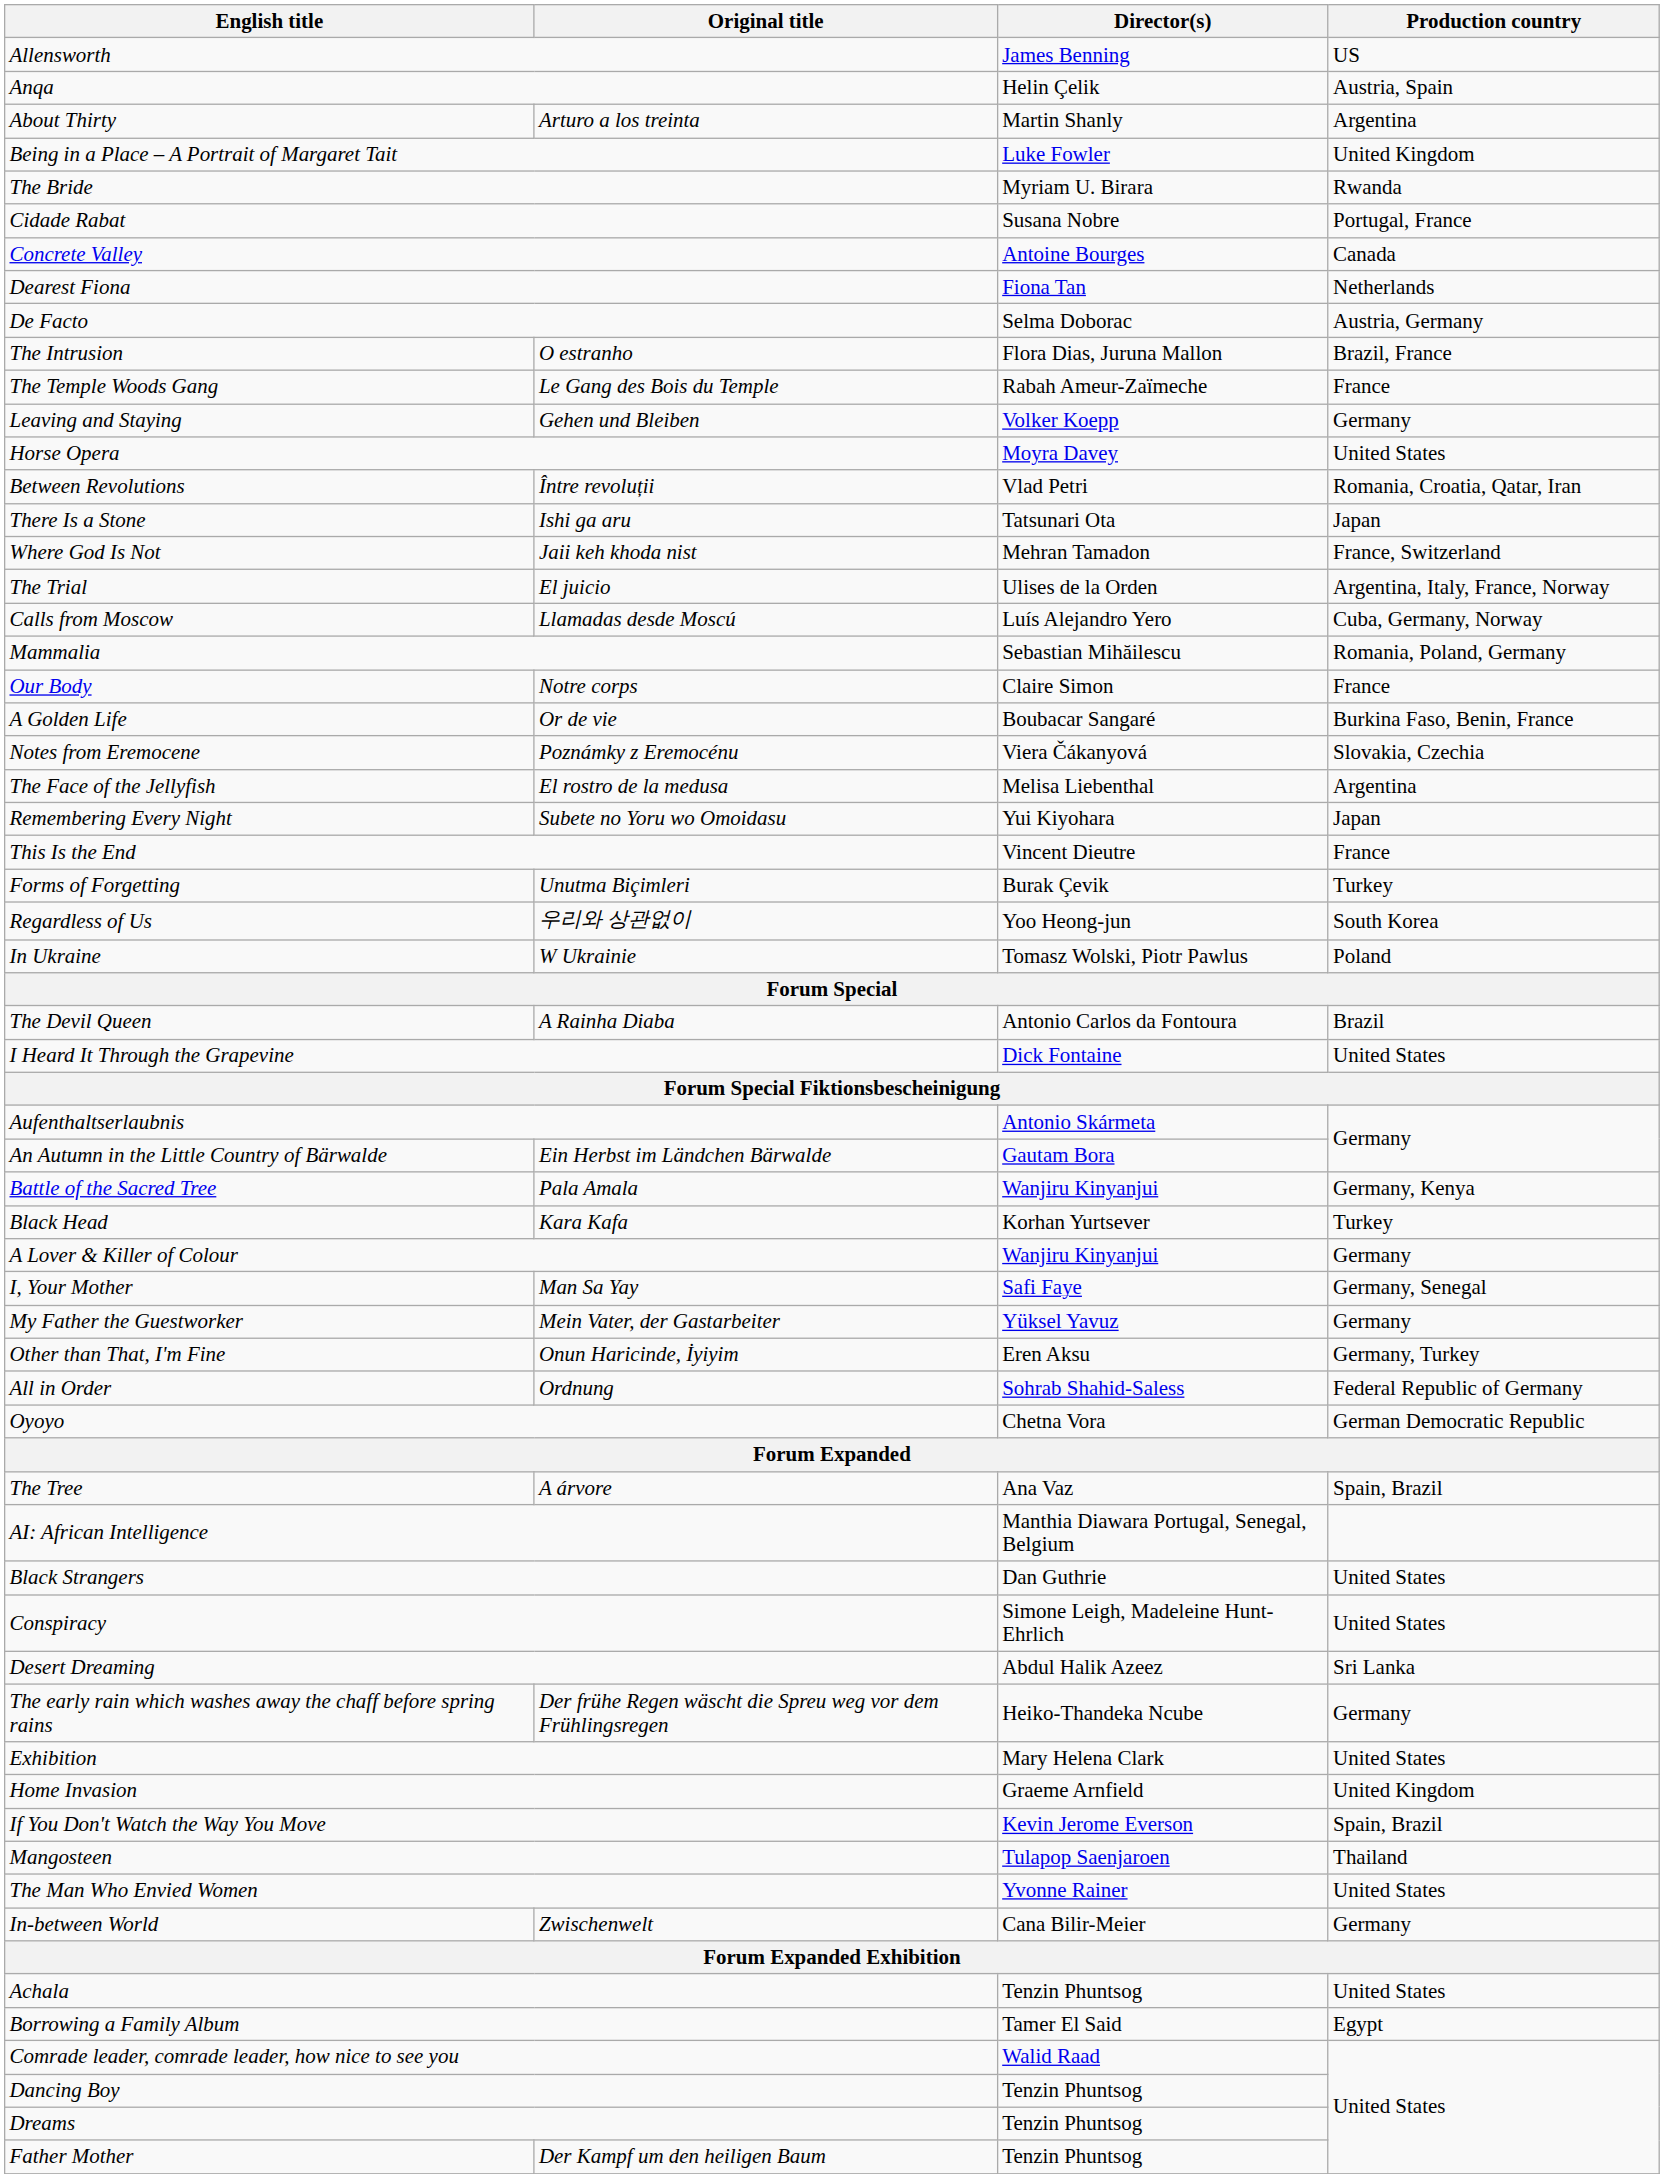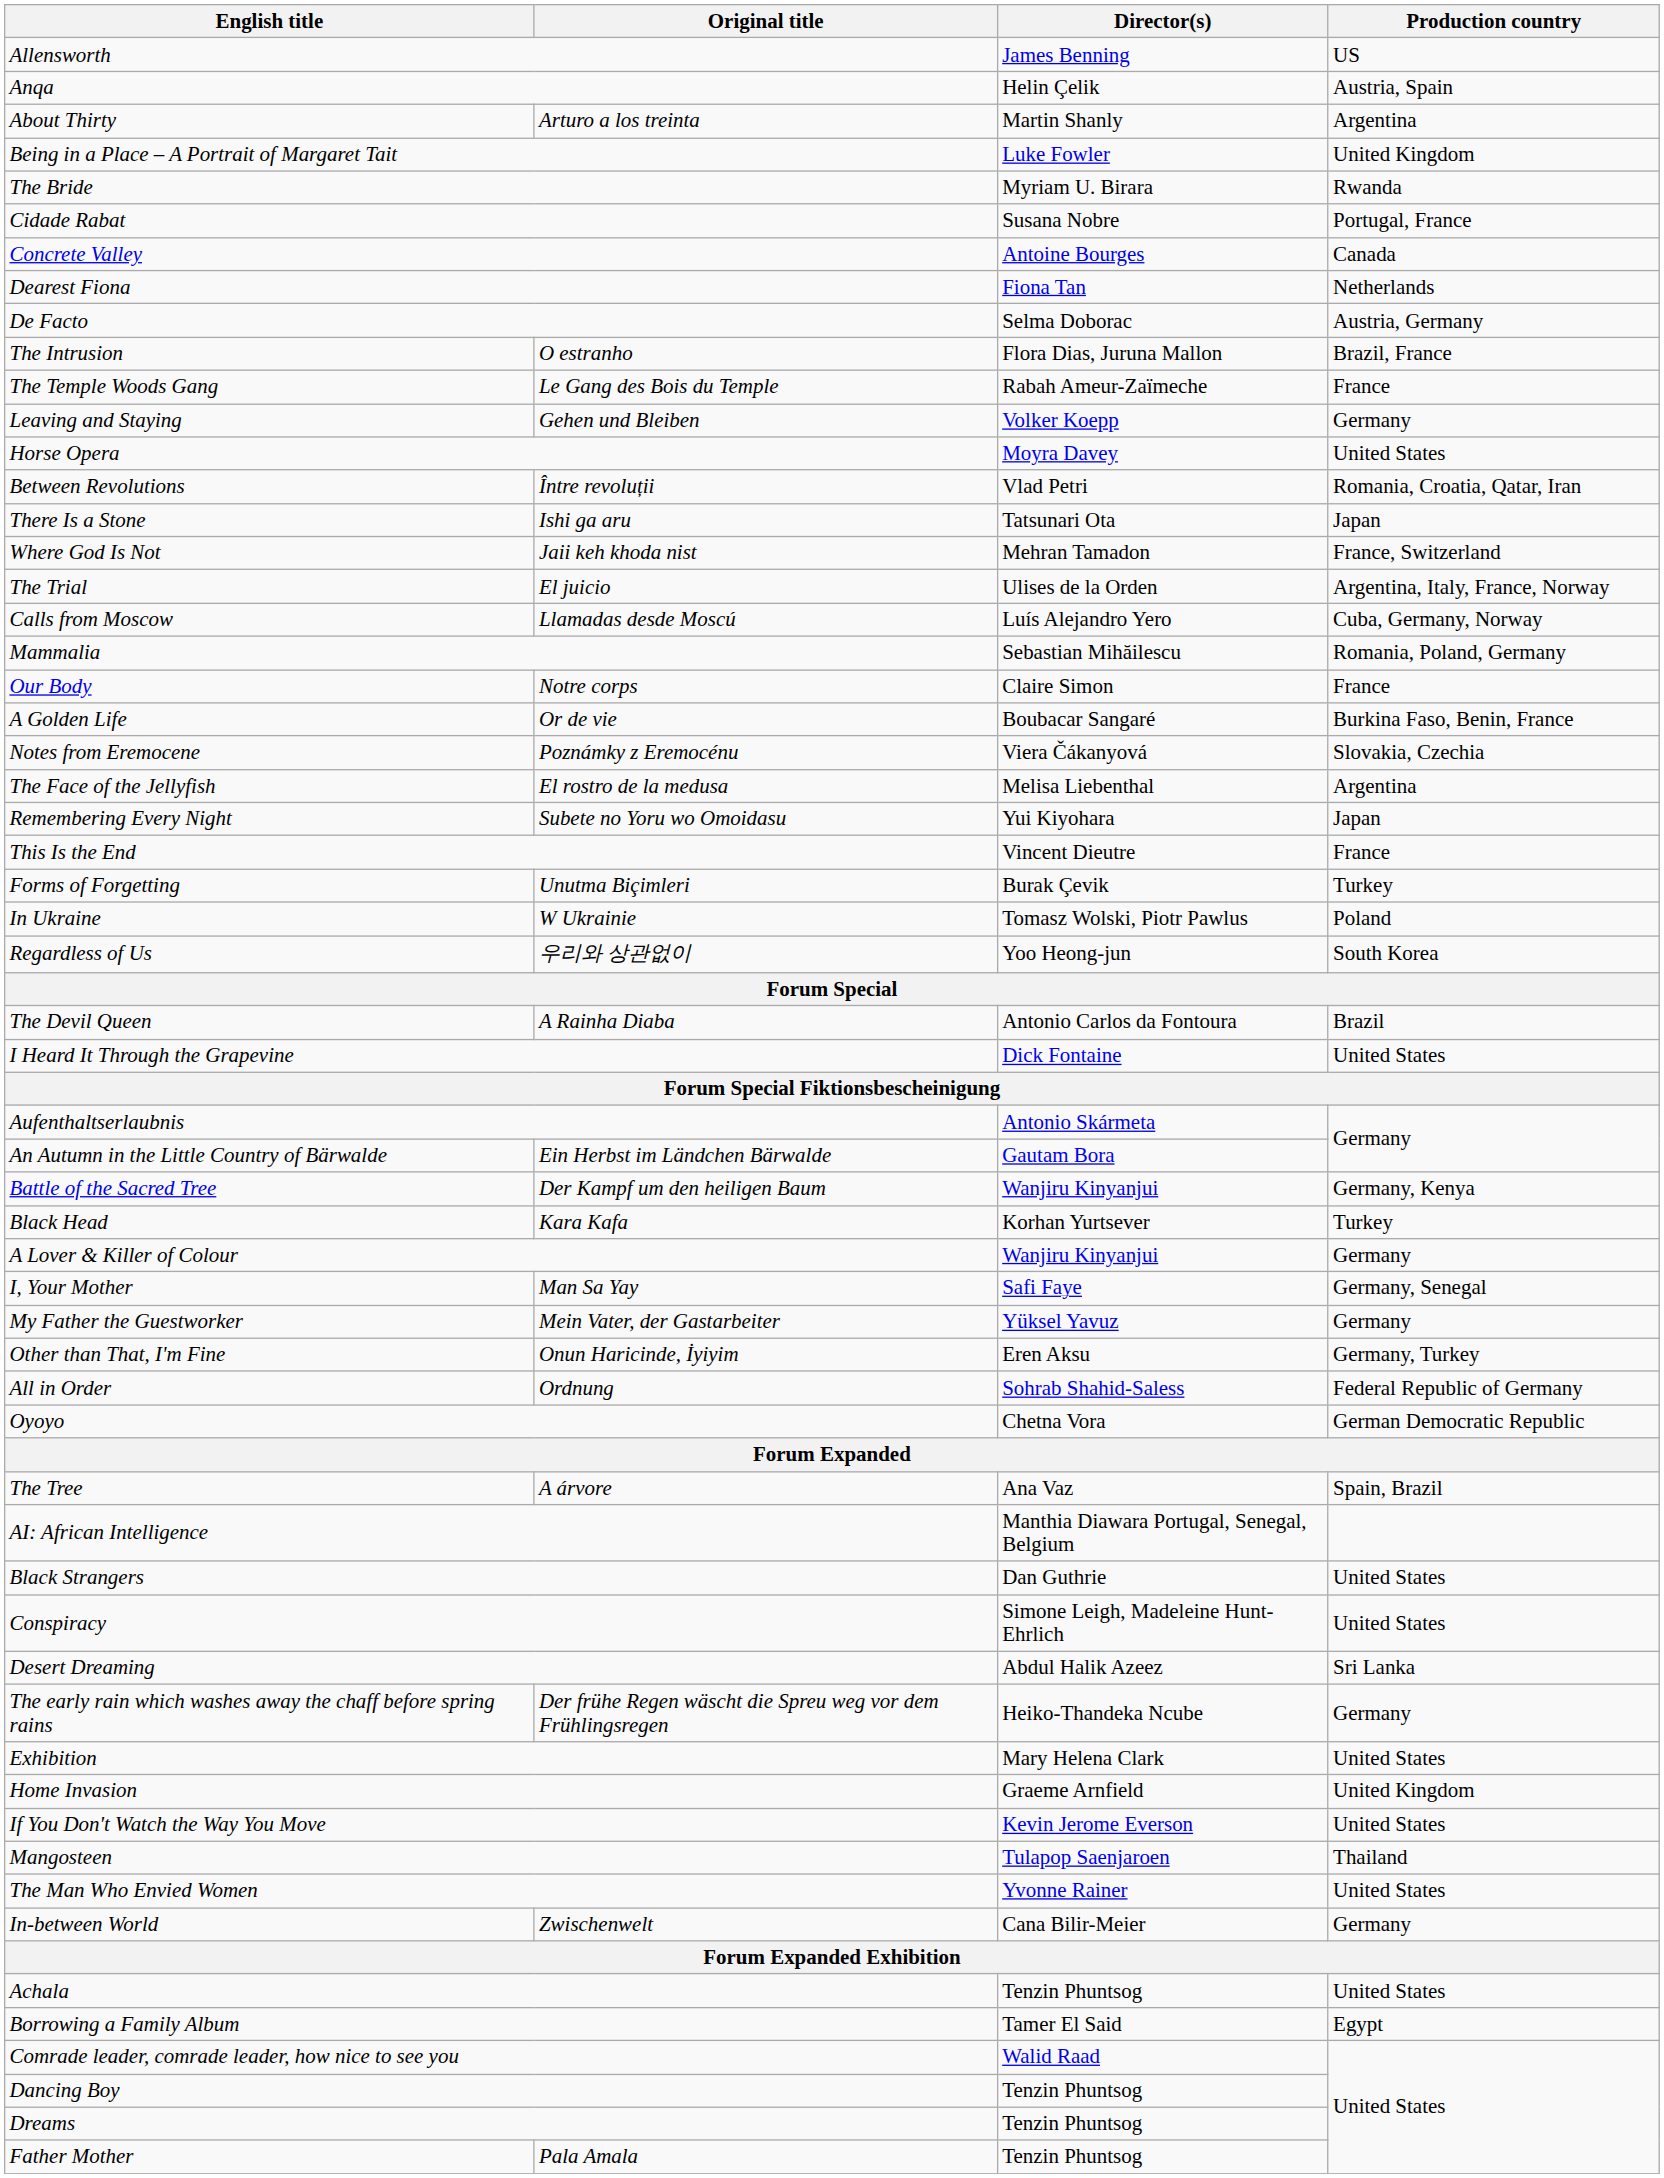rows swapped: (81, 920) <-> (55, 955)
(589, 1188) Pala Amala -> (682, 1188) Der Kampf um den heiligen Baum
(1388, 1824) Spain, Brazil -> (1389, 1824) United States
(682, 2156) Der Kampf um den heiligen Baum -> (589, 2156) Pala Amala
